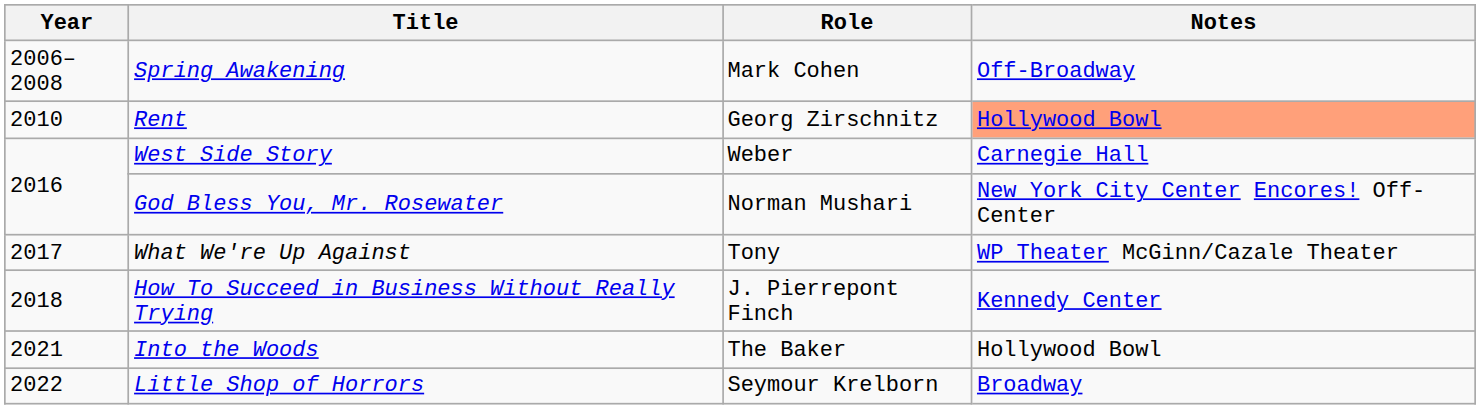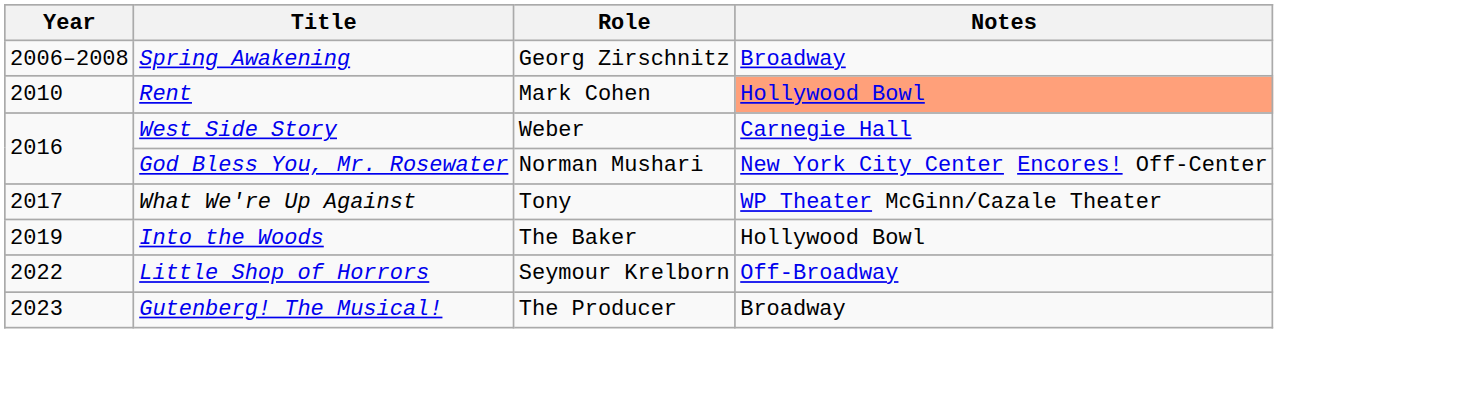(793, 71) Mark Cohen -> (624, 59) Georg Zirschnitz
(1056, 71) Off-Broadway -> (793, 59) Broadway
(833, 120) Georg Zirschnitz -> (585, 94) Mark Cohen
- row: (404, 301)
(36, 349) 2021 -> (36, 238) 2019
(1030, 385) Broadway -> (819, 273) Off-Broadway
+ row: (291, 309)
